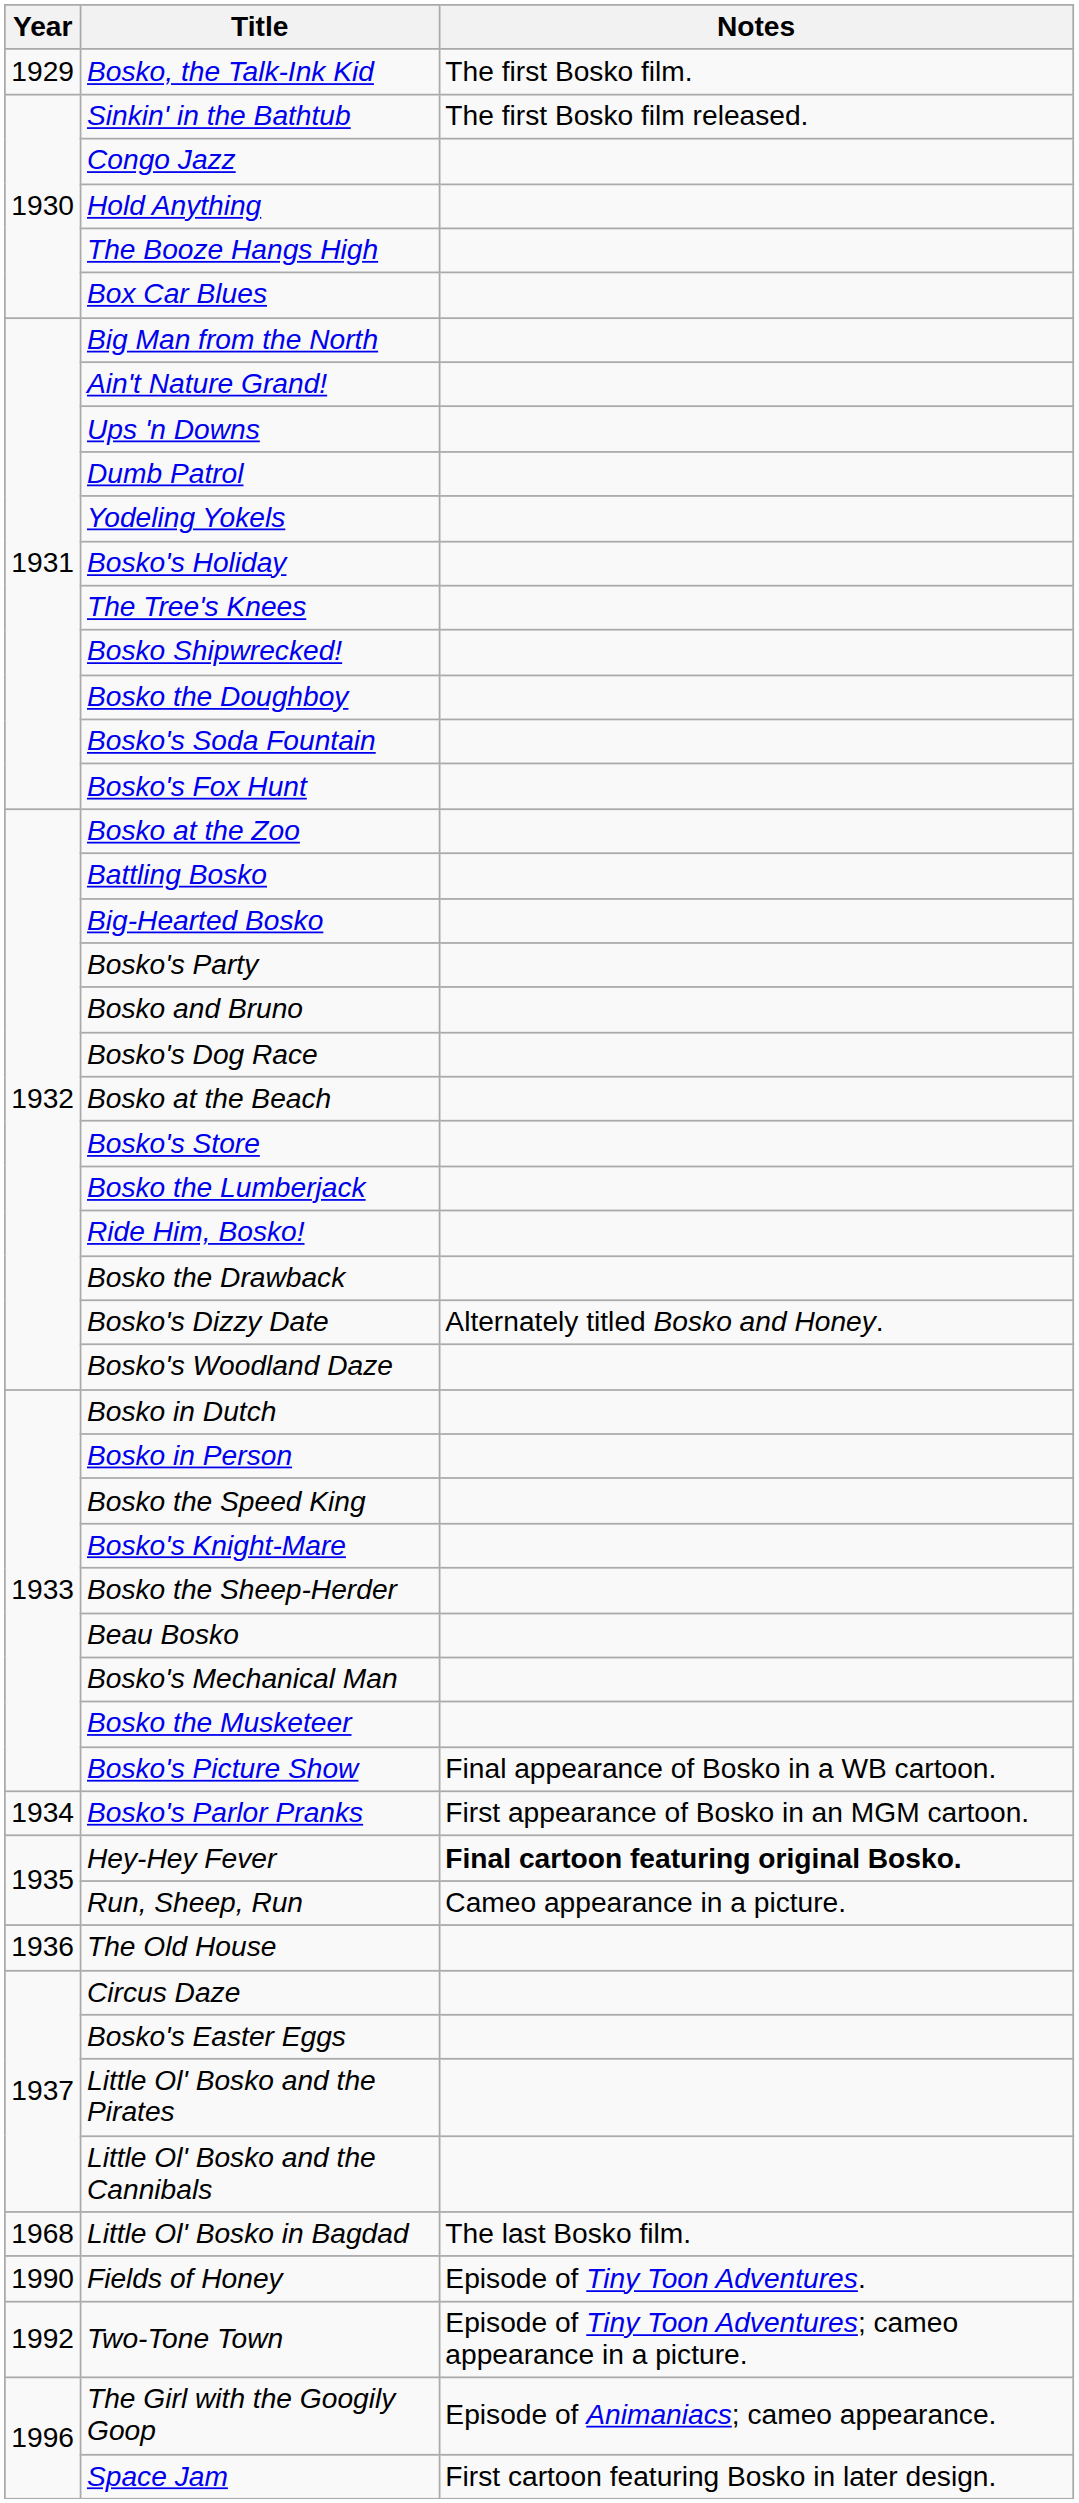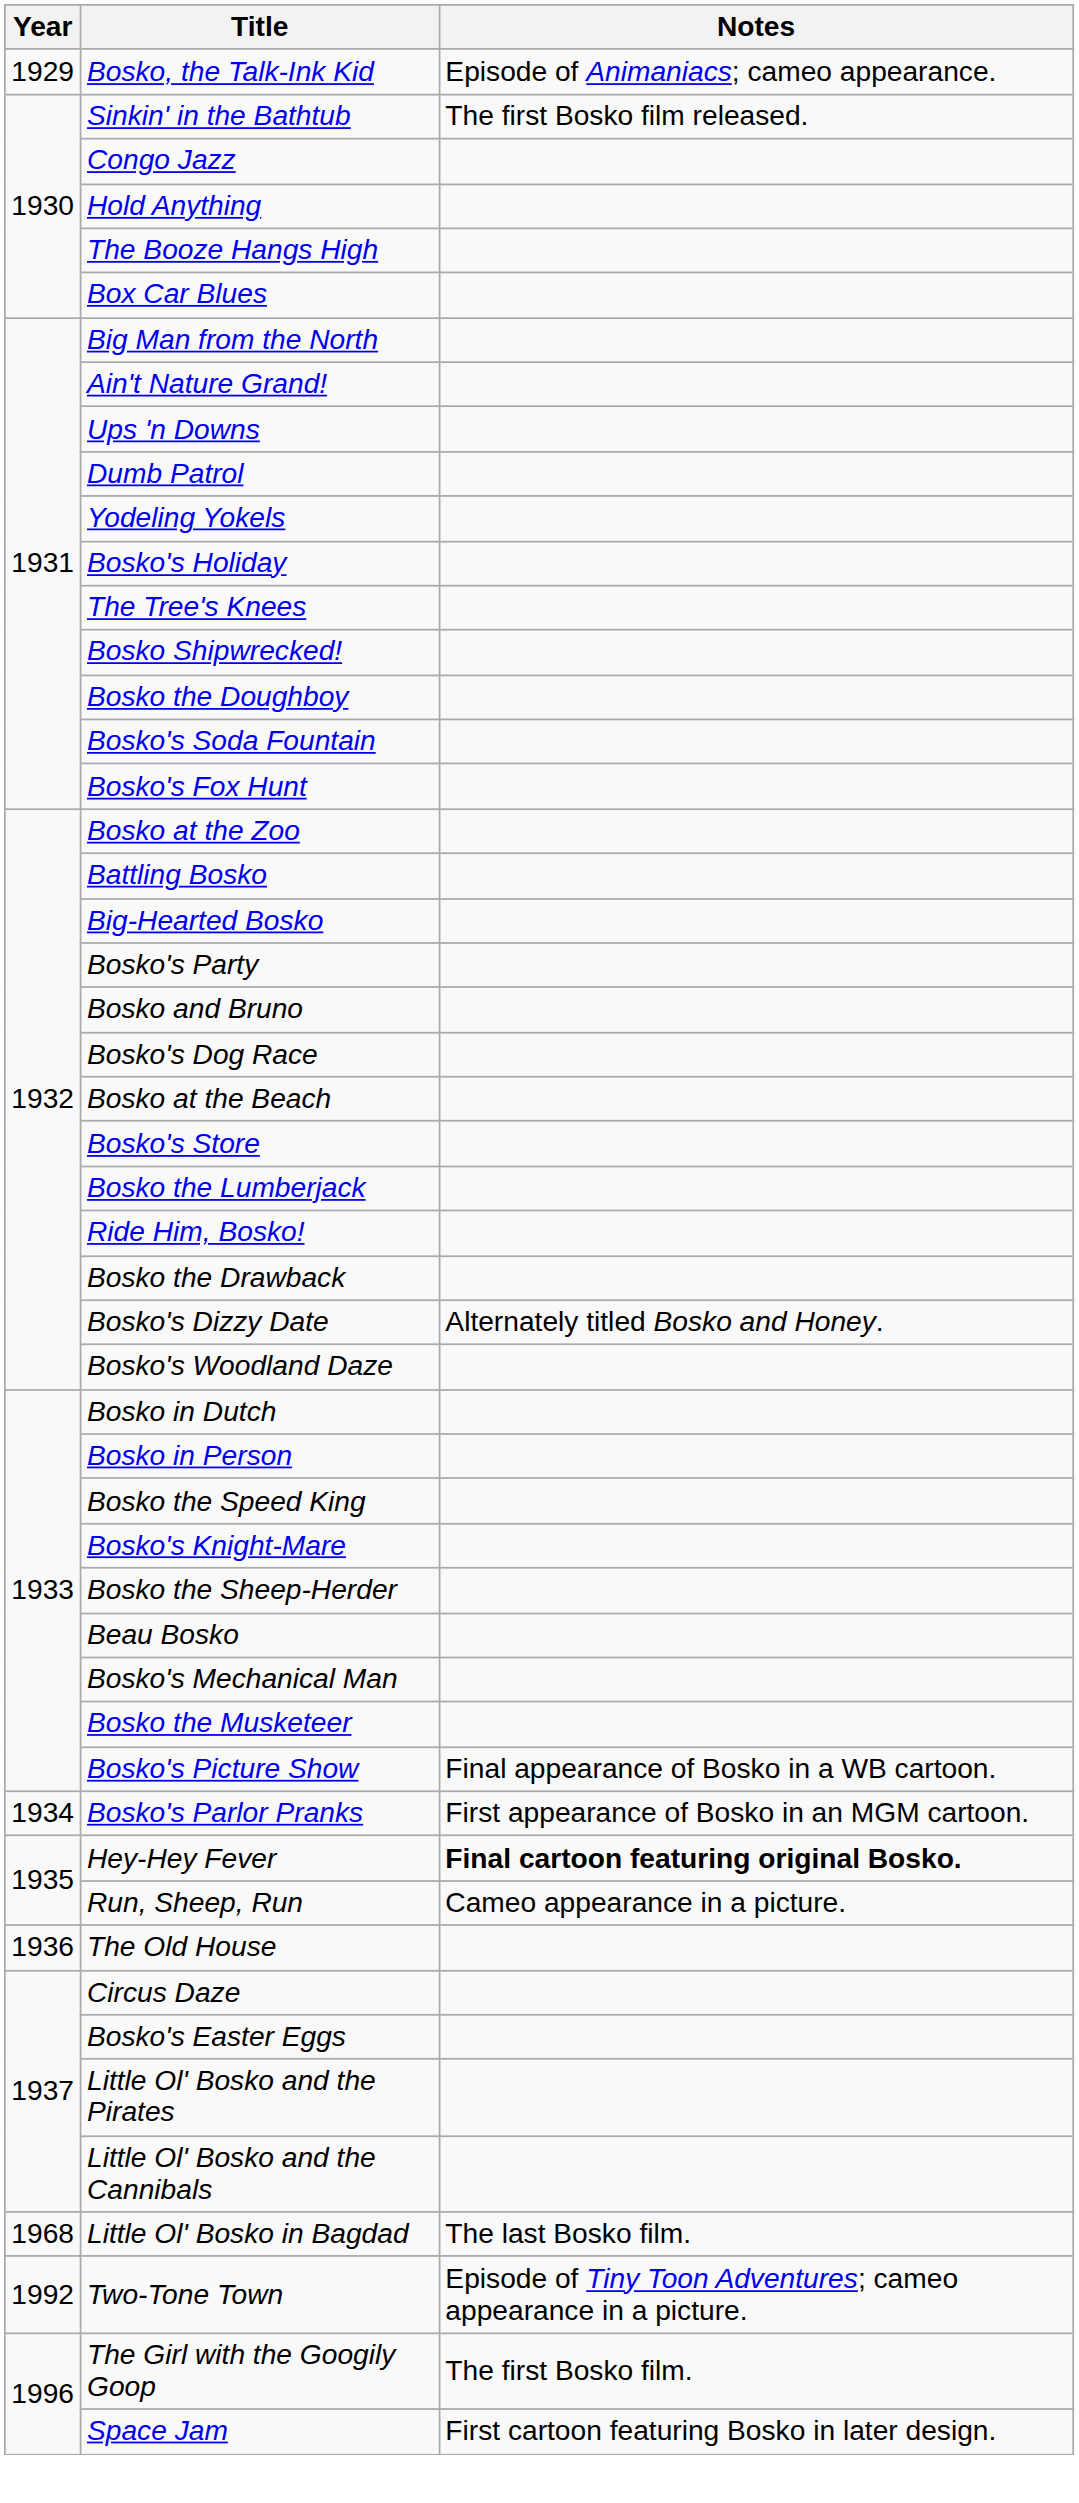(569, 71) The first Bosko film. -> (721, 71) Episode of Animaniacs; cameo appearance.
- row: (185, 2278)
(721, 2415) Episode of Animaniacs; cameo appearance. -> (569, 2370) The first Bosko film.
